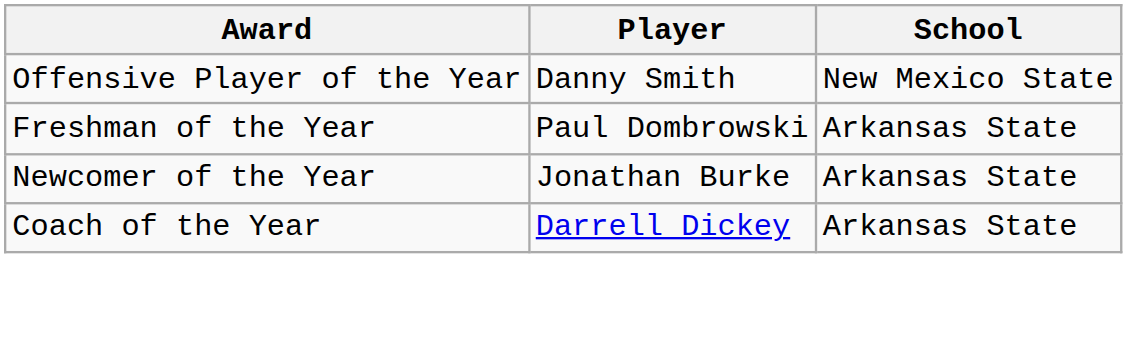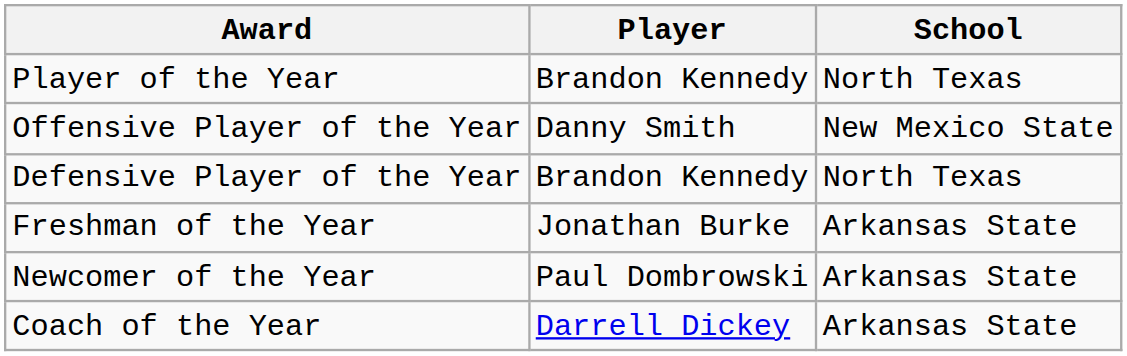+ row: (176, 79)
+ row: (267, 178)
(672, 129) Paul Dombrowski -> (663, 227) Jonathan Burke
(663, 178) Jonathan Burke -> (672, 277) Paul Dombrowski
